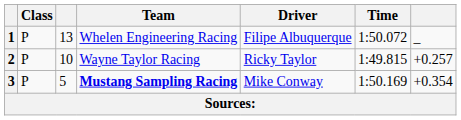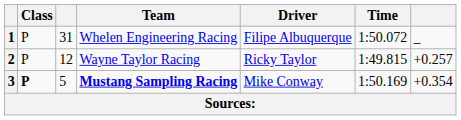(66, 37) 13 -> (66, 37) 31
(66, 59) 10 -> (66, 59) 12
(25, 81) normal -> (25, 81) bold
